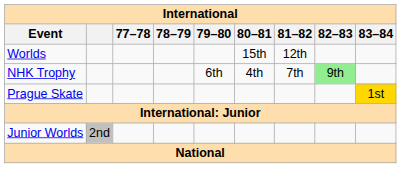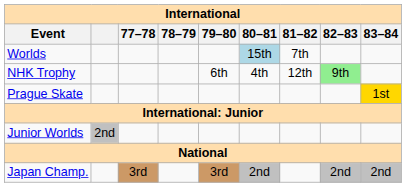(254, 53) no background -> (260, 53) lightblue background
(295, 53) 12th -> (300, 53) 7th
(295, 73) 7th -> (300, 73) 12th
+ row: (48, 172)
